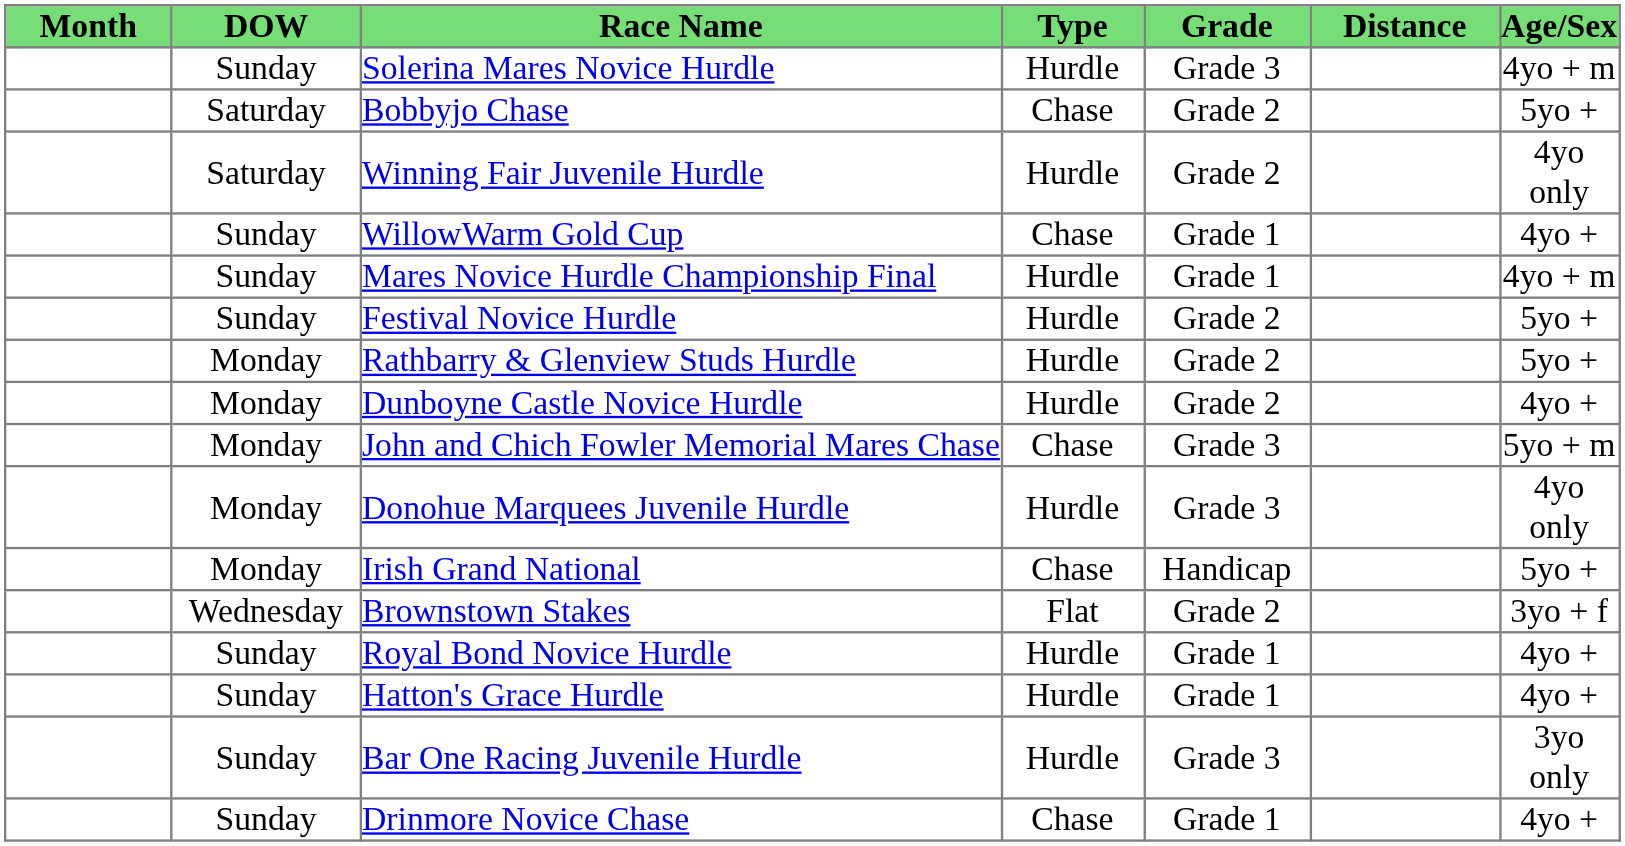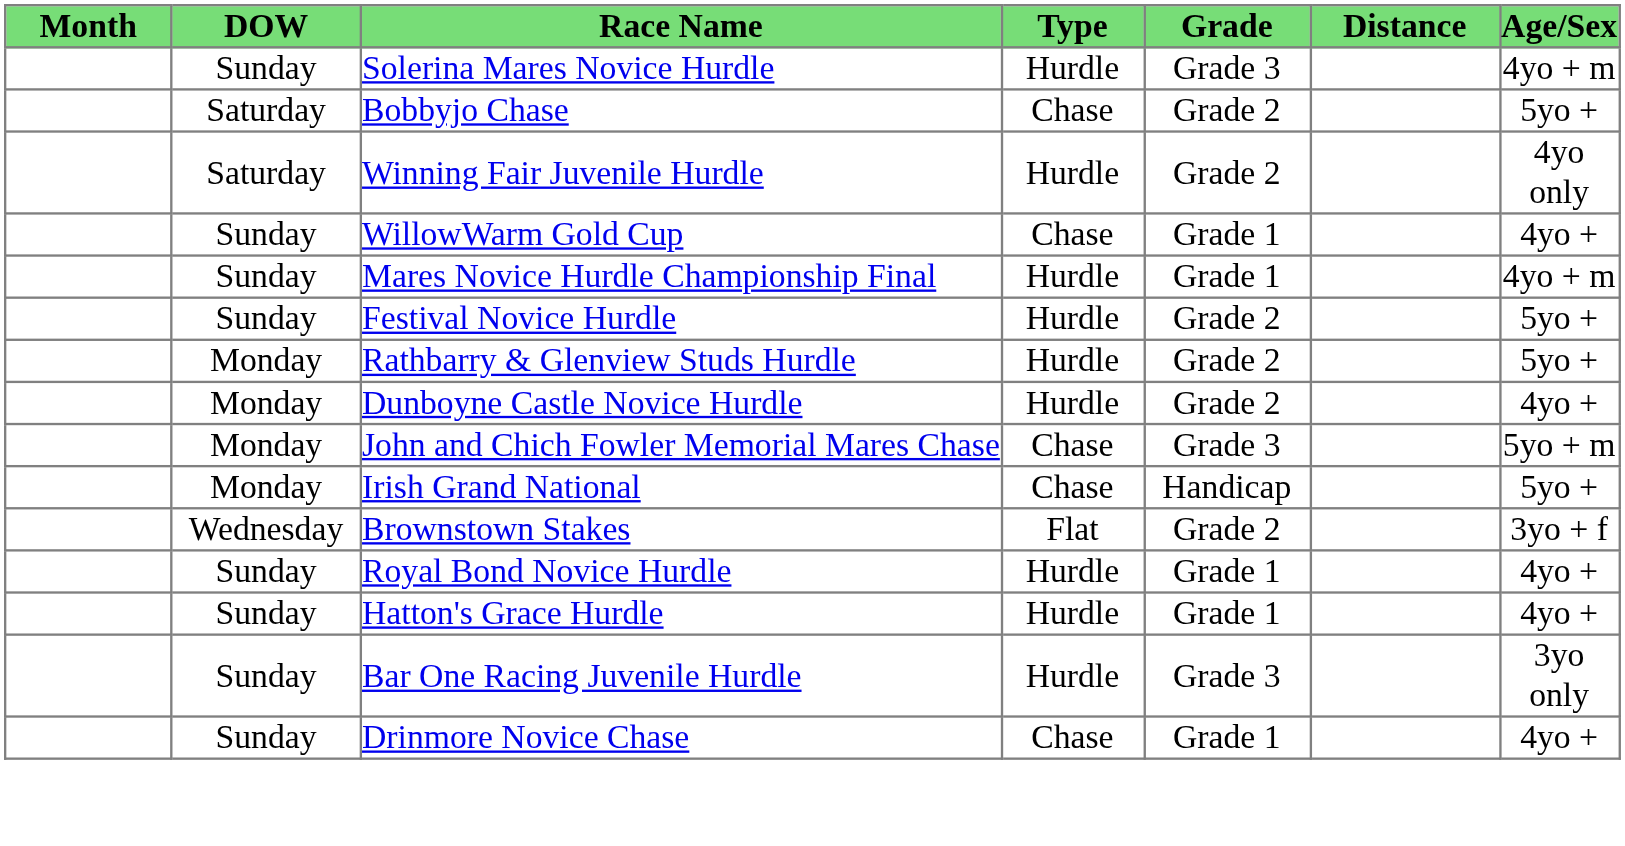- row: (606, 506)
